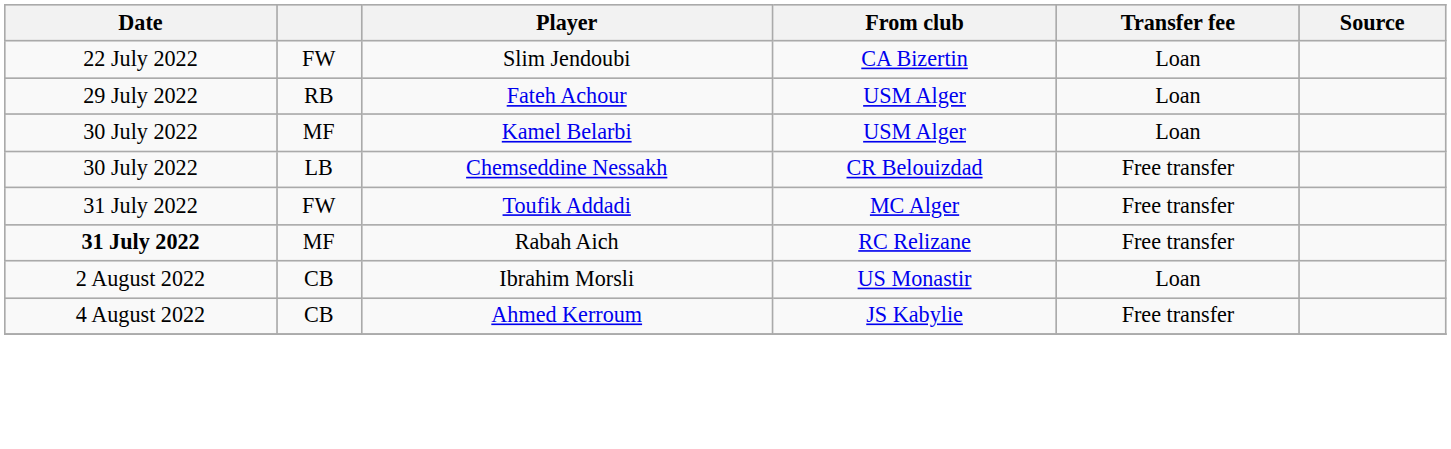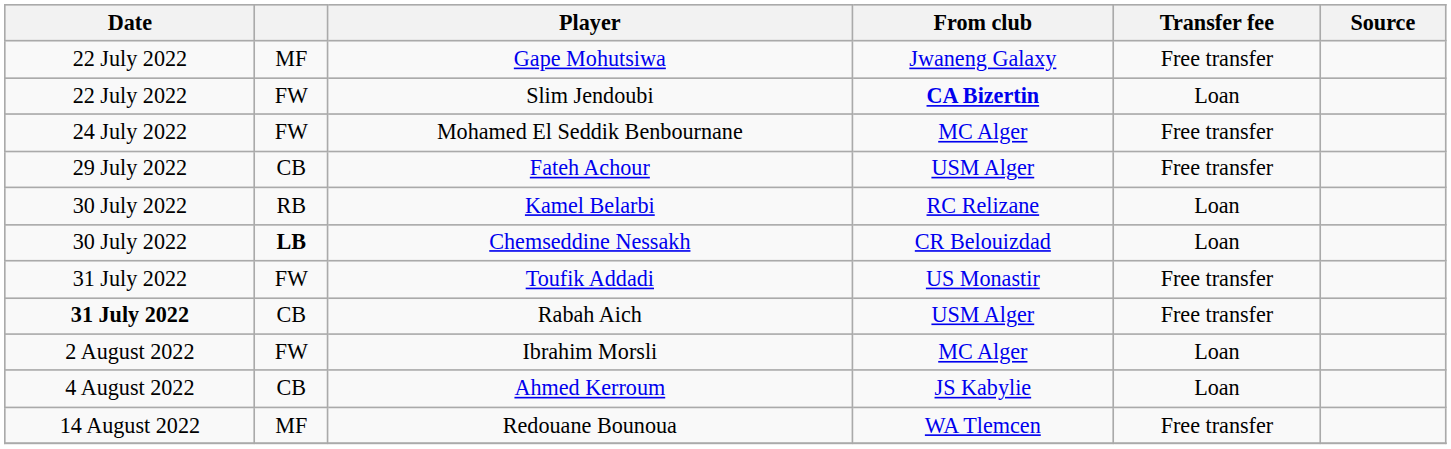+ row: (590, 58)
(915, 58) normal -> (983, 95) bold
+ row: (590, 132)
(319, 95) RB -> (291, 168) CB
(1178, 95) Loan -> (1217, 168) Free transfer
(319, 132) MF -> (291, 205) RB
(915, 132) USM Alger -> (983, 205) RC Relizane
(319, 168) normal -> (291, 241) bold
(1178, 168) Free transfer -> (1217, 241) Loan
(915, 205) MC Alger -> (983, 278) US Monastir
(319, 241) MF -> (291, 314) CB
(915, 241) RC Relizane -> (983, 314) USM Alger
(319, 278) CB -> (291, 351) FW
(915, 278) US Monastir -> (983, 351) MC Alger
(1178, 314) Free transfer -> (1217, 388) Loan
+ row: (590, 424)
